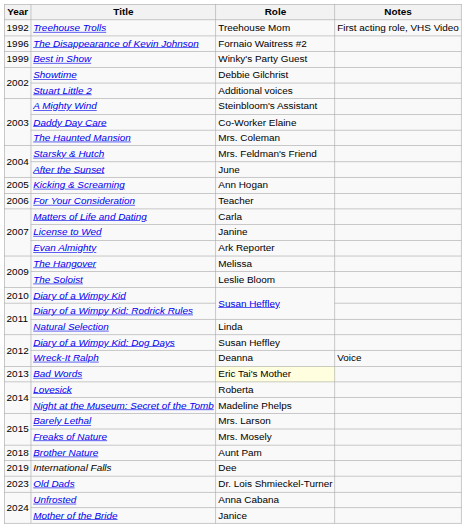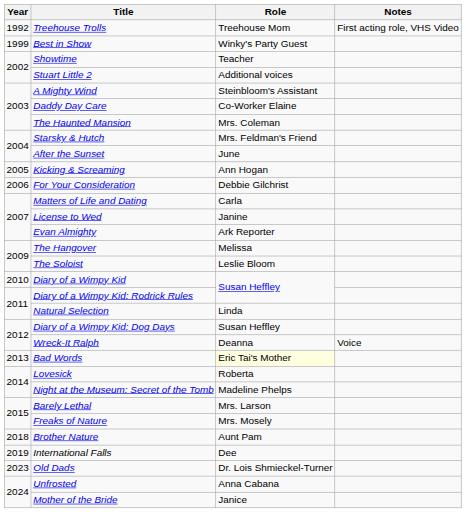- row: (116, 43)
(253, 75) Debbie Gilchrist -> (236, 59) Teacher
(236, 201) Teacher -> (253, 185) Debbie Gilchrist
